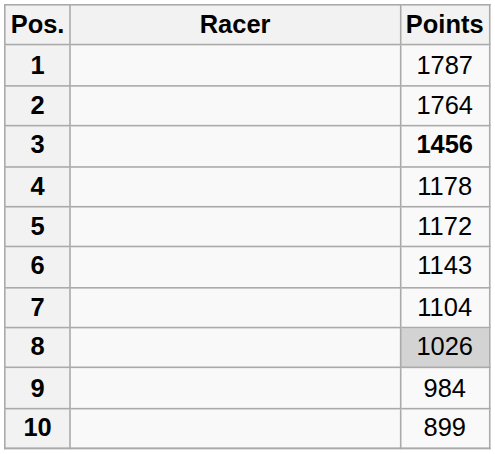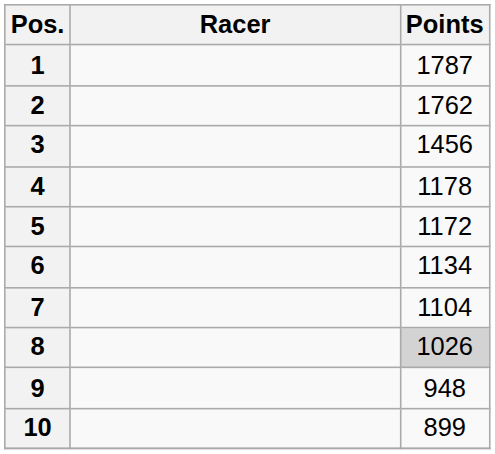(445, 105) 1764 -> (445, 105) 1762
(445, 145) bold -> (445, 145) normal
(445, 266) 1143 -> (445, 266) 1134
(445, 387) 984 -> (445, 387) 948
